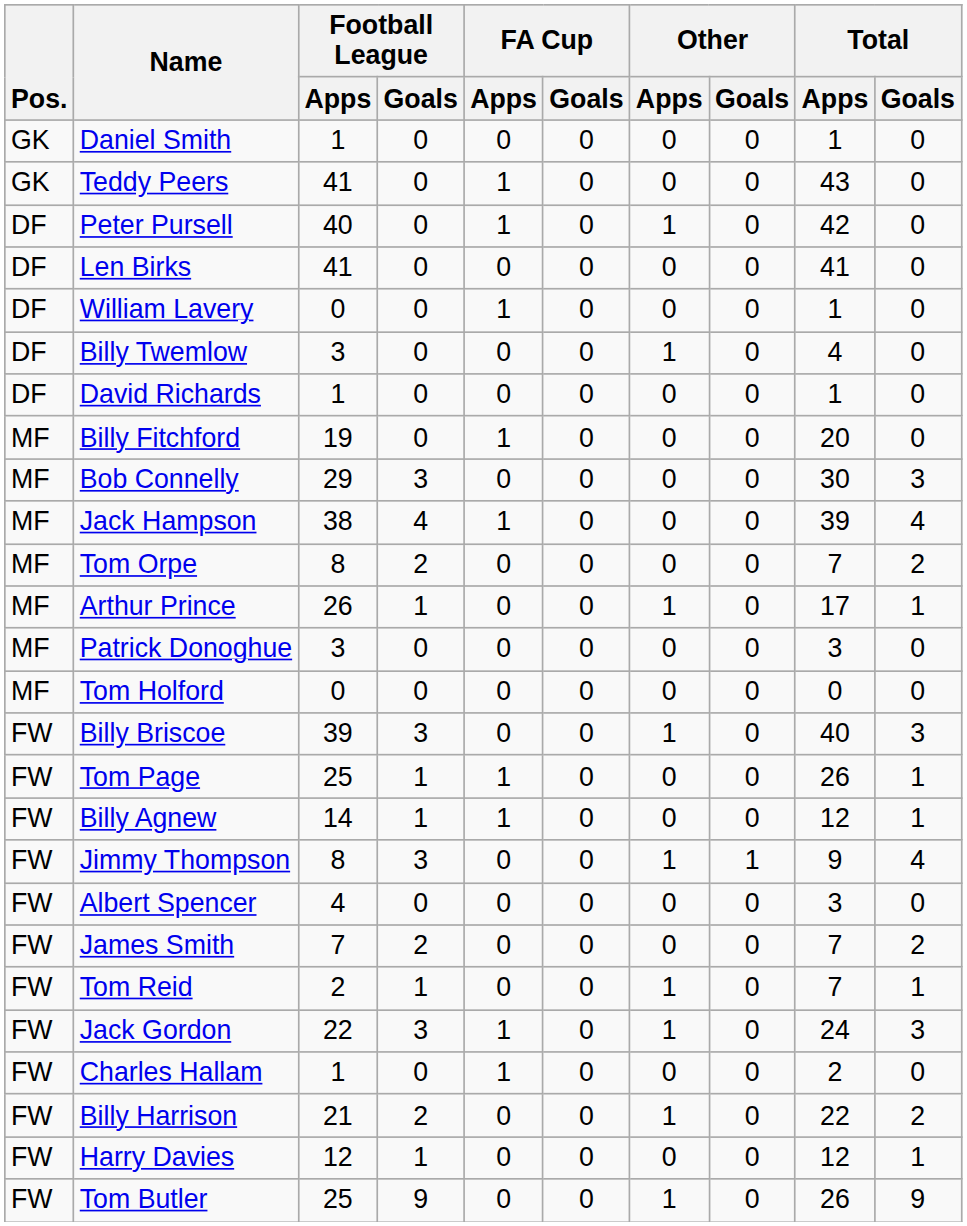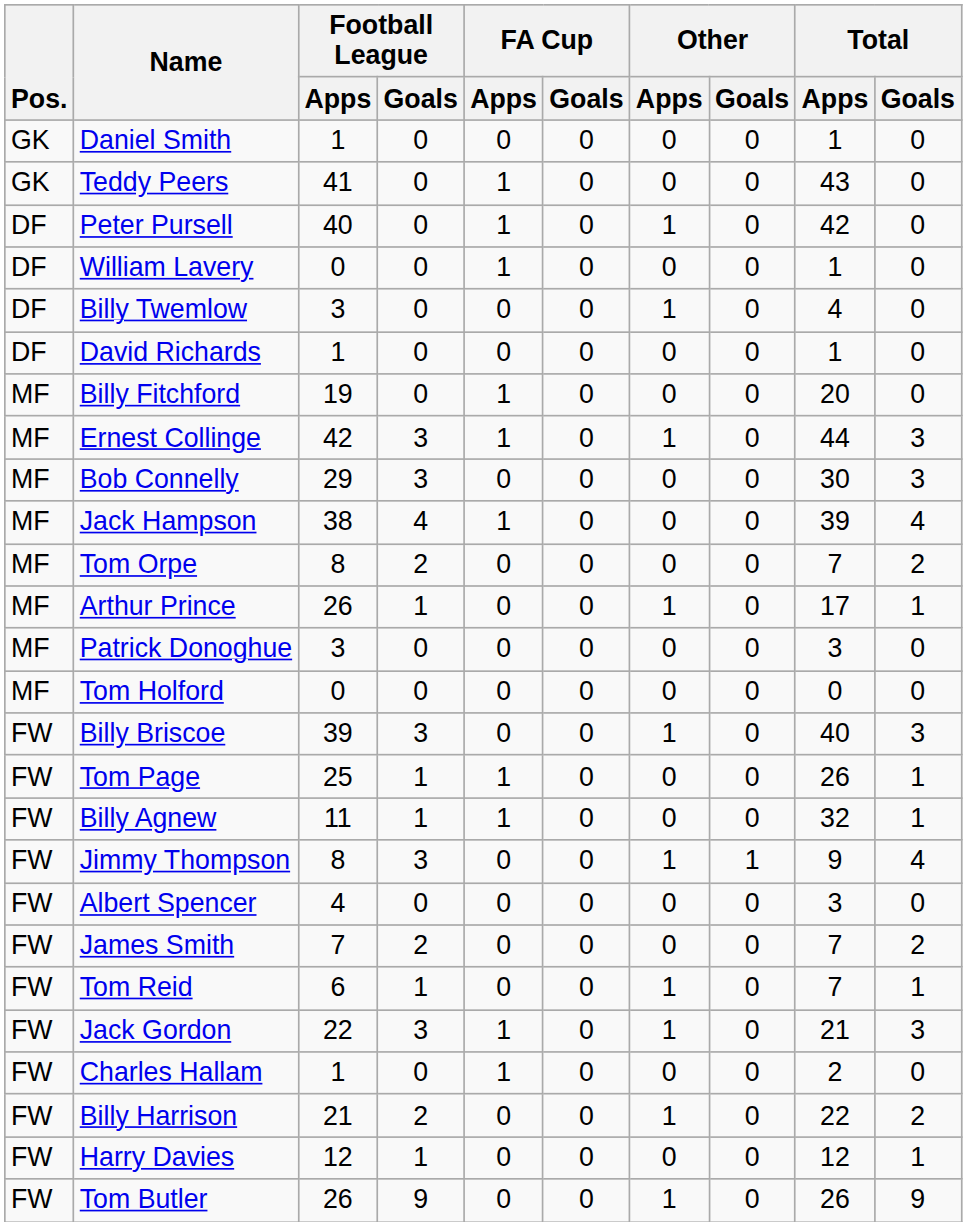- row: (135, 267)
+ row: (170, 437)
(338, 818) 14 -> (338, 818) 11
(835, 818) 12 -> (835, 818) 32
(338, 988) 2 -> (338, 988) 6
(835, 1030) 24 -> (835, 1030) 21
(338, 1199) 25 -> (338, 1199) 26
